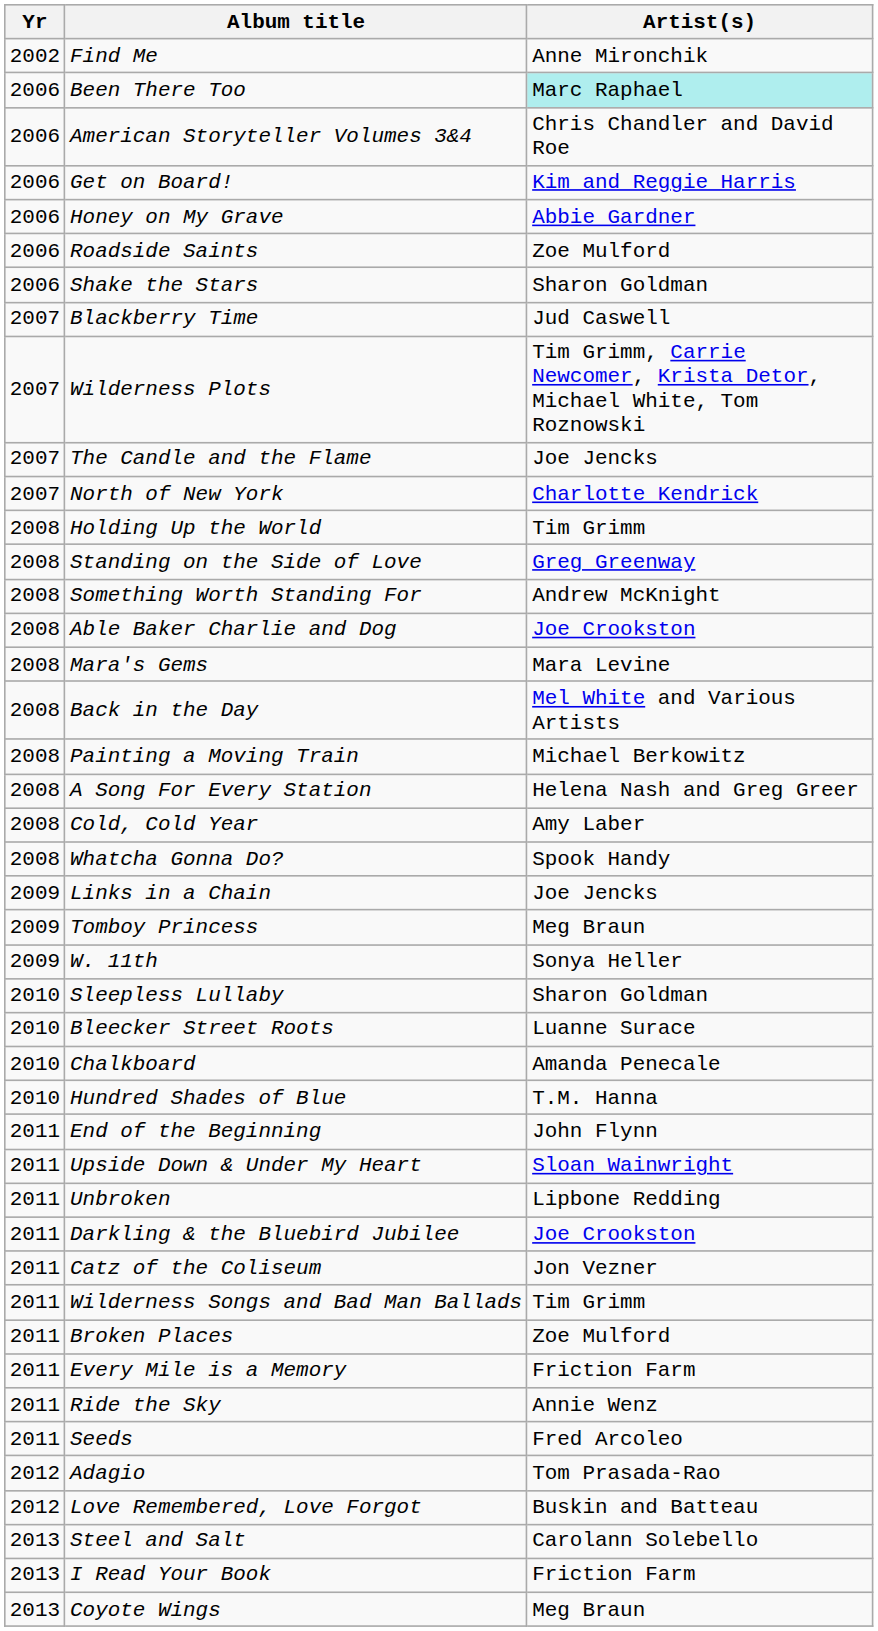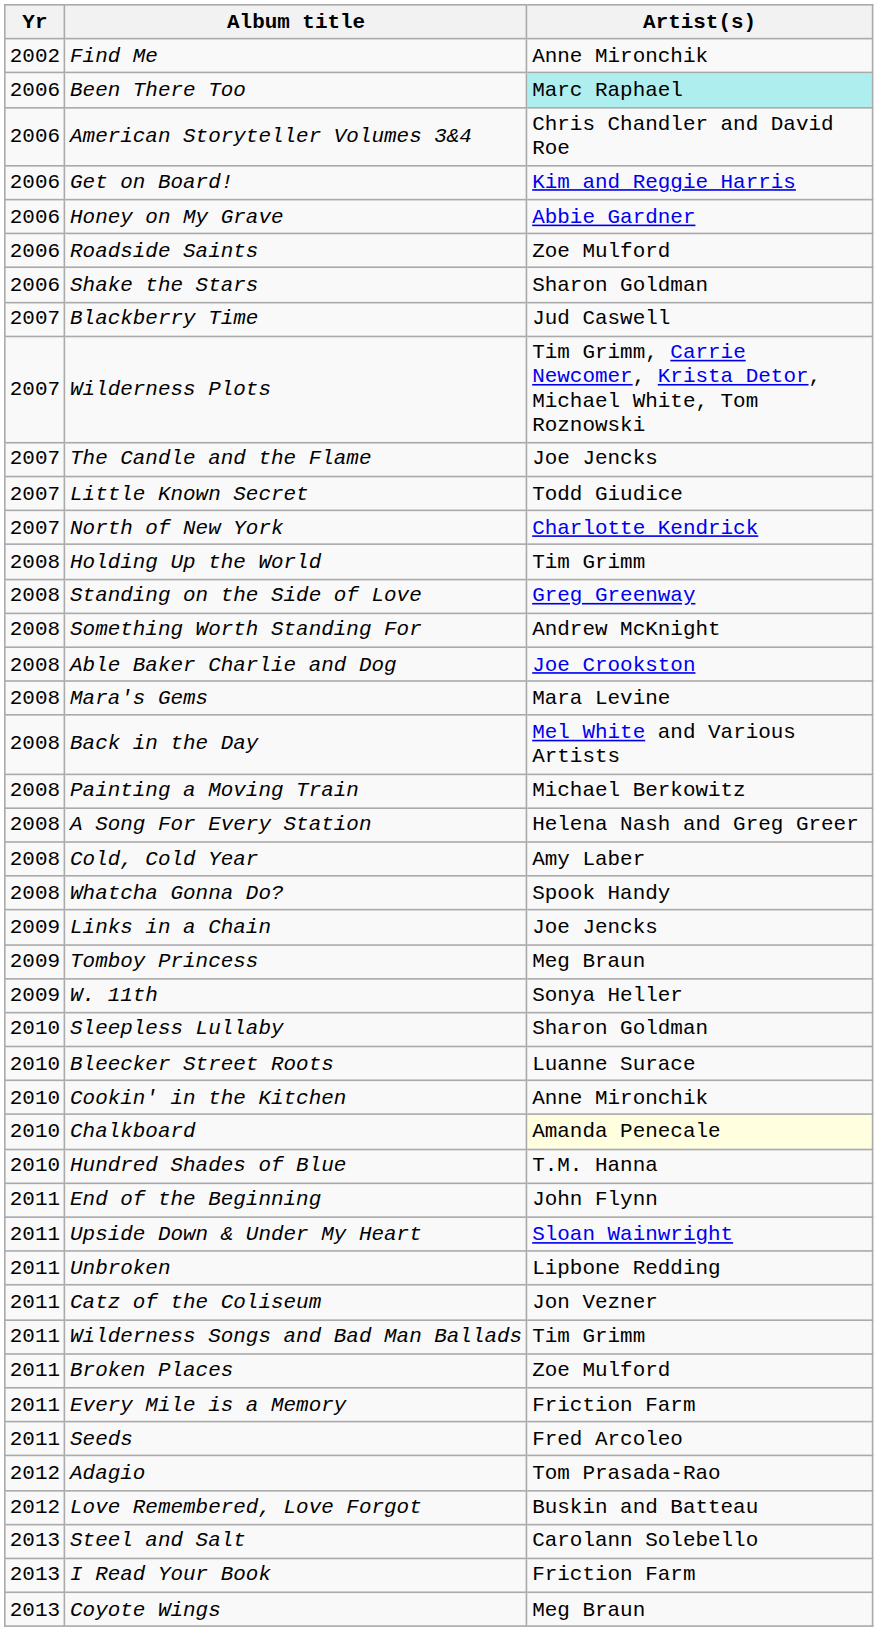+ row: (189, 494)
+ row: (208, 1098)
(626, 1064) no background -> (626, 1132) lightyellow background
- row: (265, 1234)
- row: (145, 1405)
